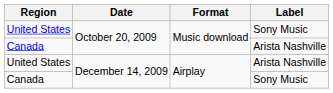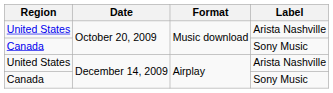(281, 29) Sony Music -> (290, 29) Arista Nashville
(290, 46) Arista Nashville -> (281, 46) Sony Music
